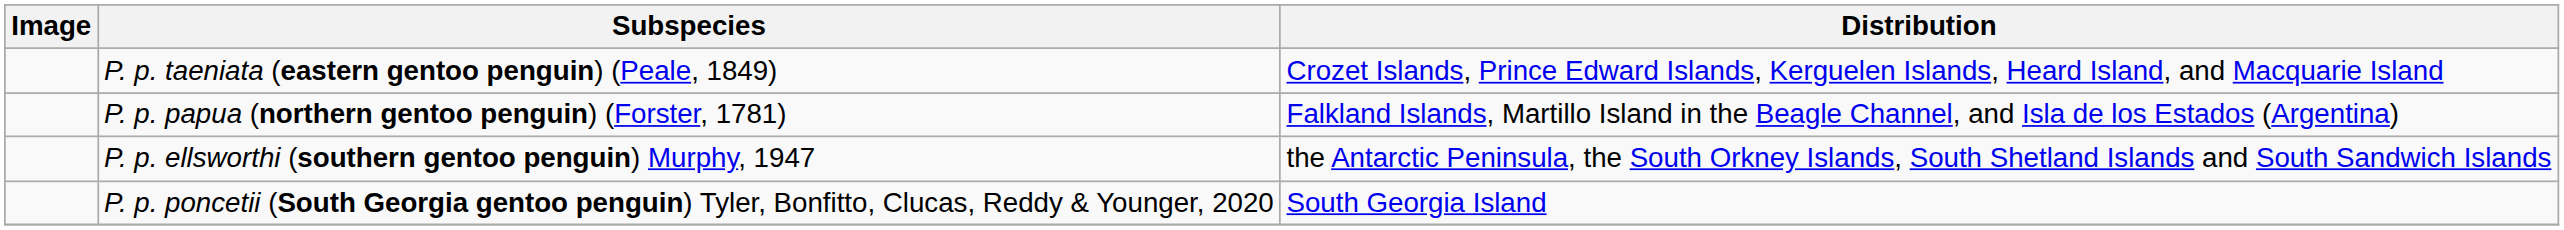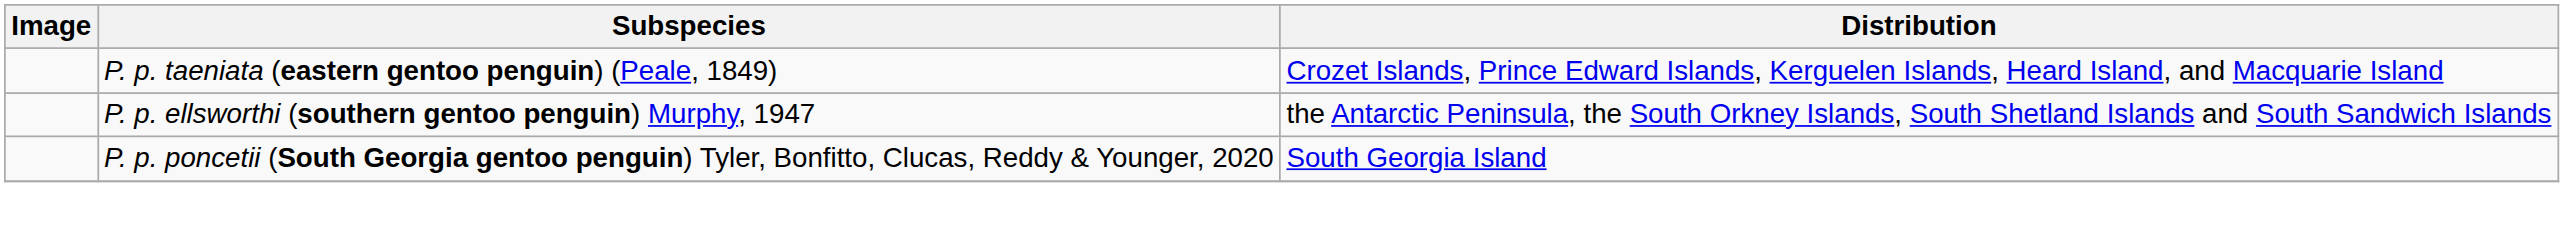- row: (445, 114)
